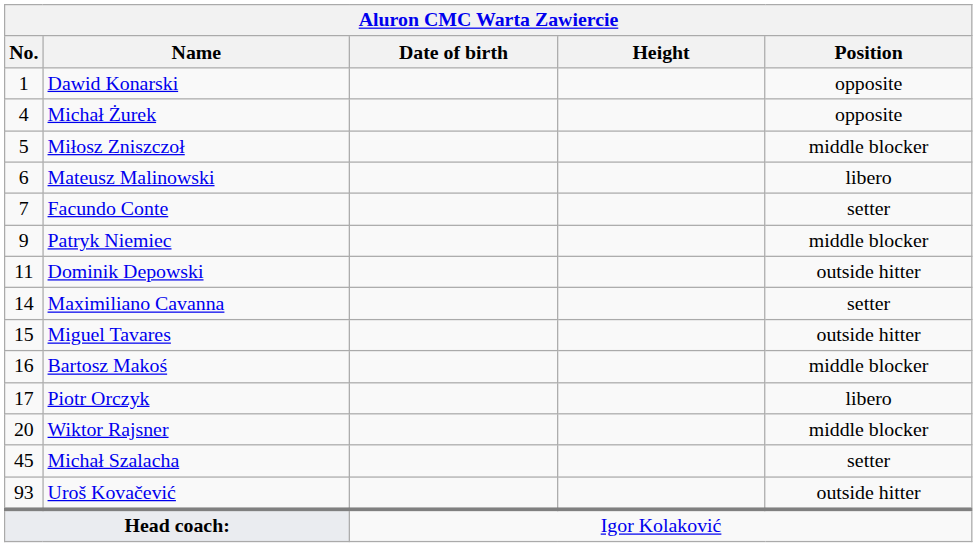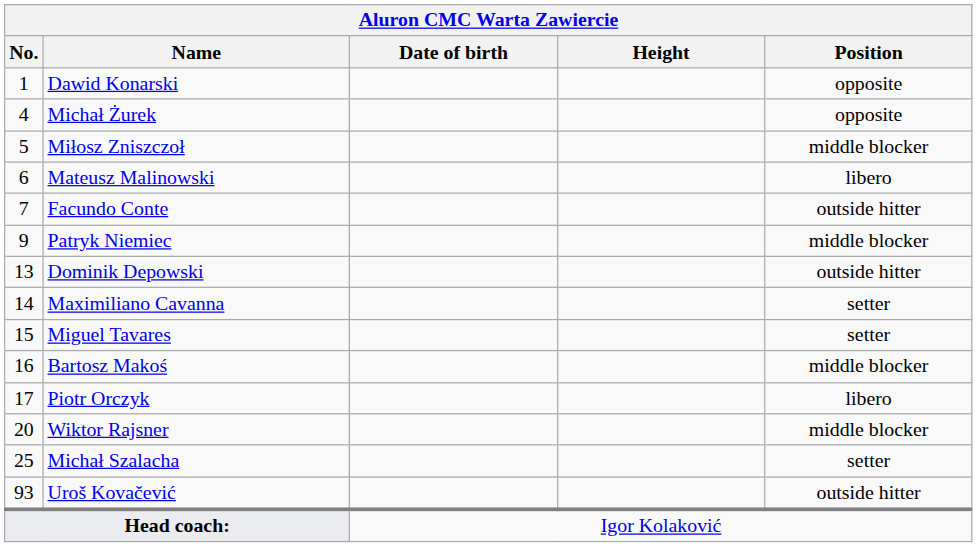(869, 209) setter -> (869, 209) outside hitter
(24, 271) 11 -> (24, 271) 13
(869, 334) outside hitter -> (869, 334) setter
(24, 460) 45 -> (24, 460) 25
